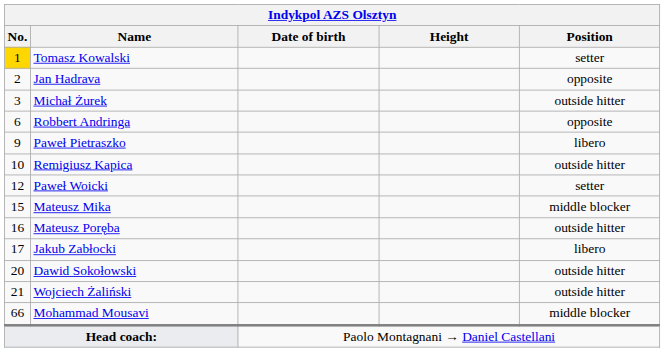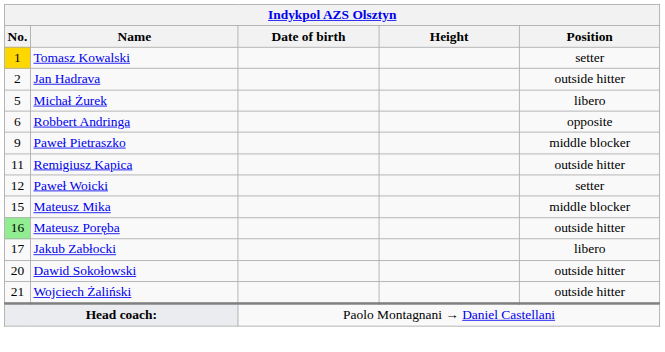(590, 79) opposite -> (590, 79) outside hitter
(17, 100) 3 -> (17, 100) 5
(590, 100) outside hitter -> (590, 100) libero
(590, 143) libero -> (590, 143) middle blocker
(17, 164) 10 -> (17, 164) 11
(17, 228) no background -> (17, 228) lightgreen background
- row: (91, 313)
